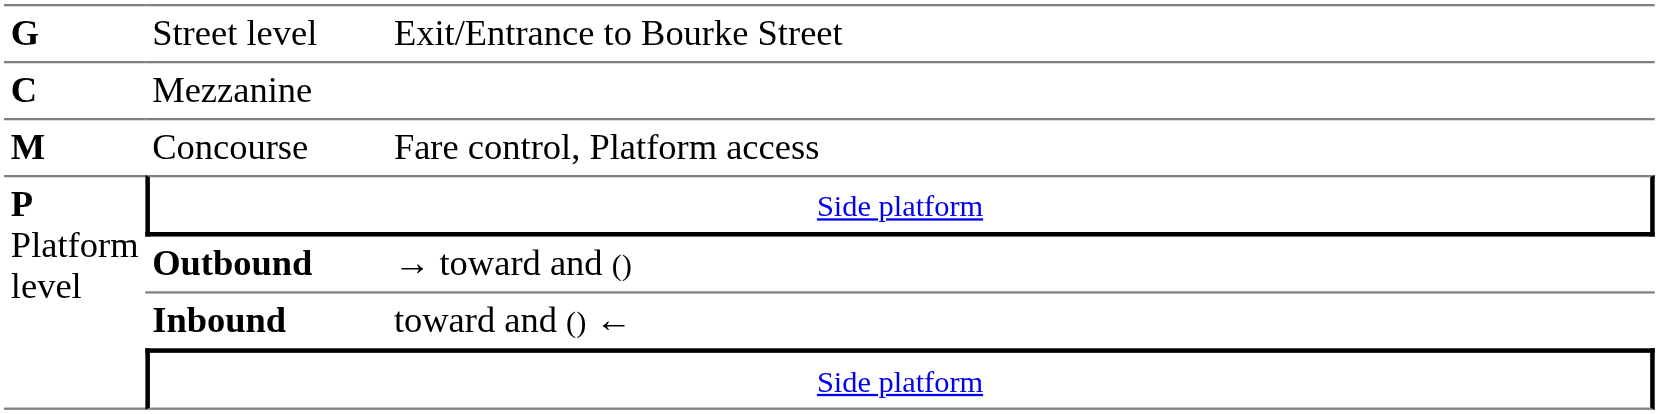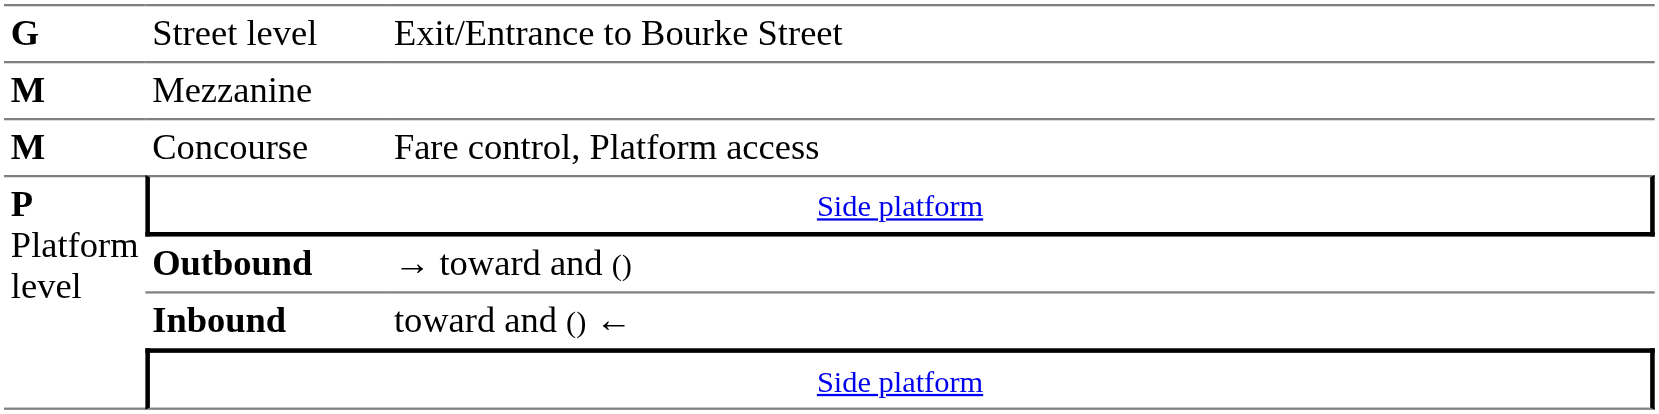(24, 90) C -> (28, 90) M
